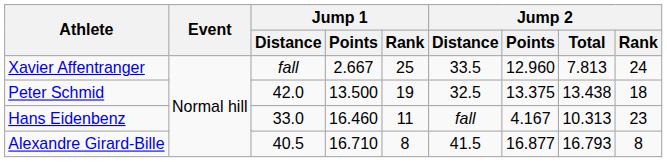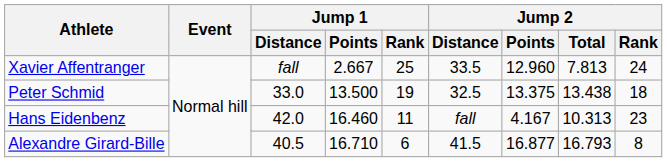(288, 93) 42.0 -> (288, 93) 33.0
(288, 119) 33.0 -> (288, 119) 42.0
(405, 144) 8 -> (405, 144) 6
